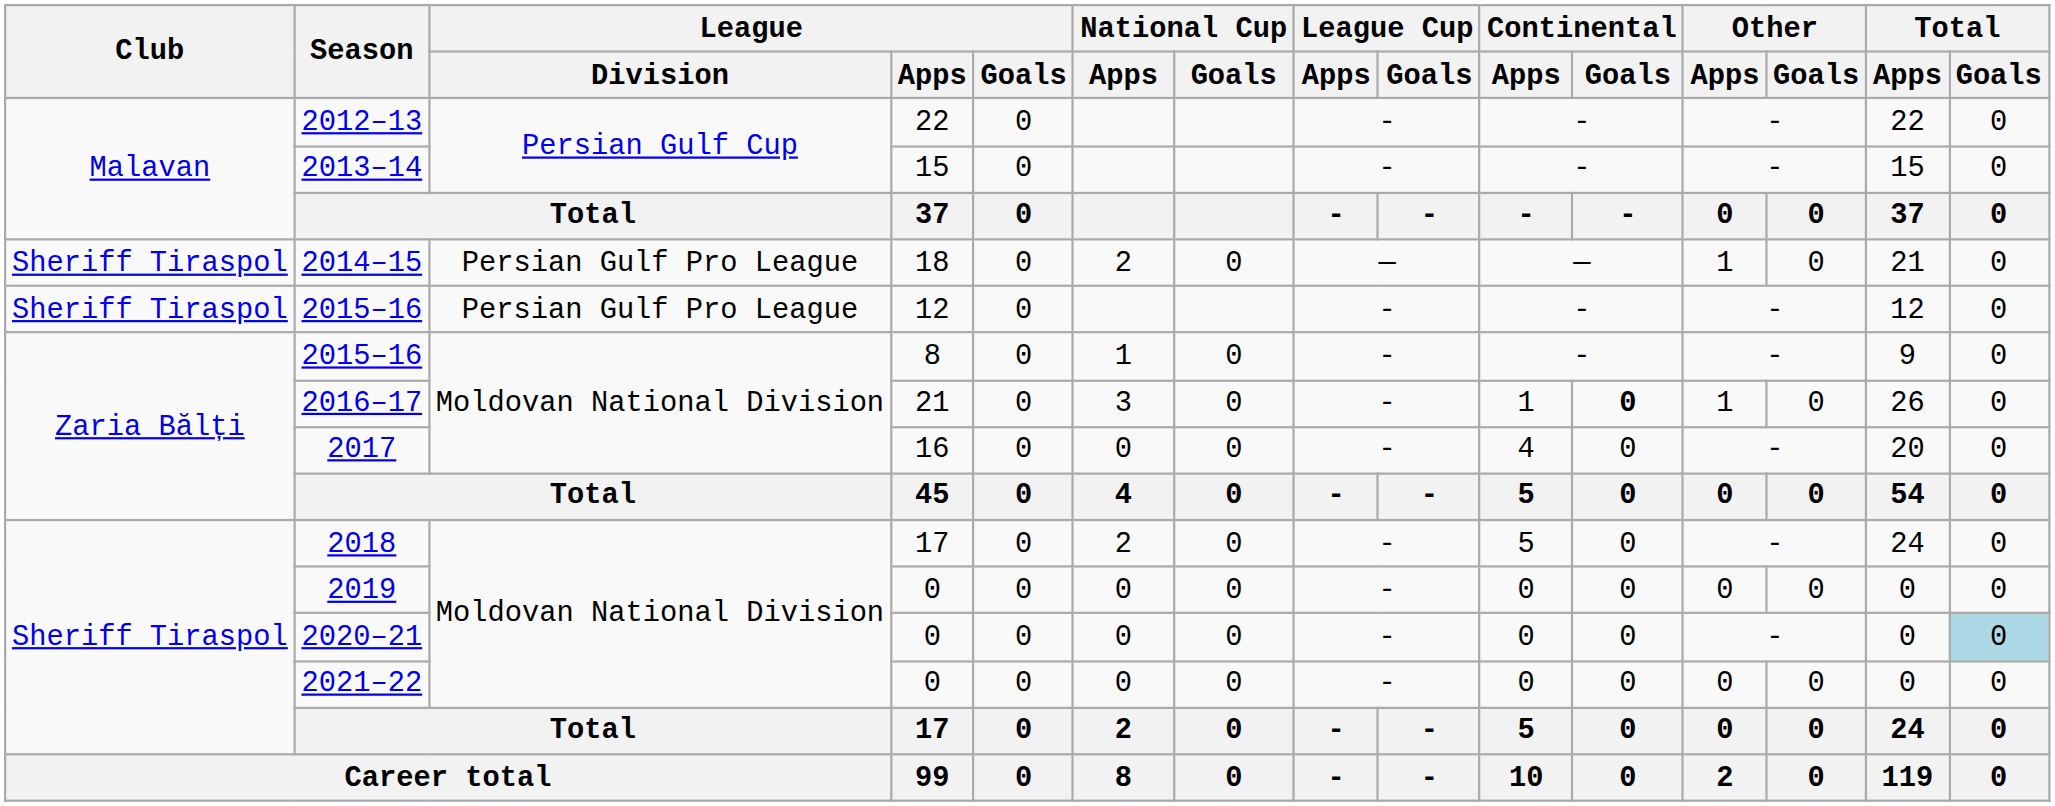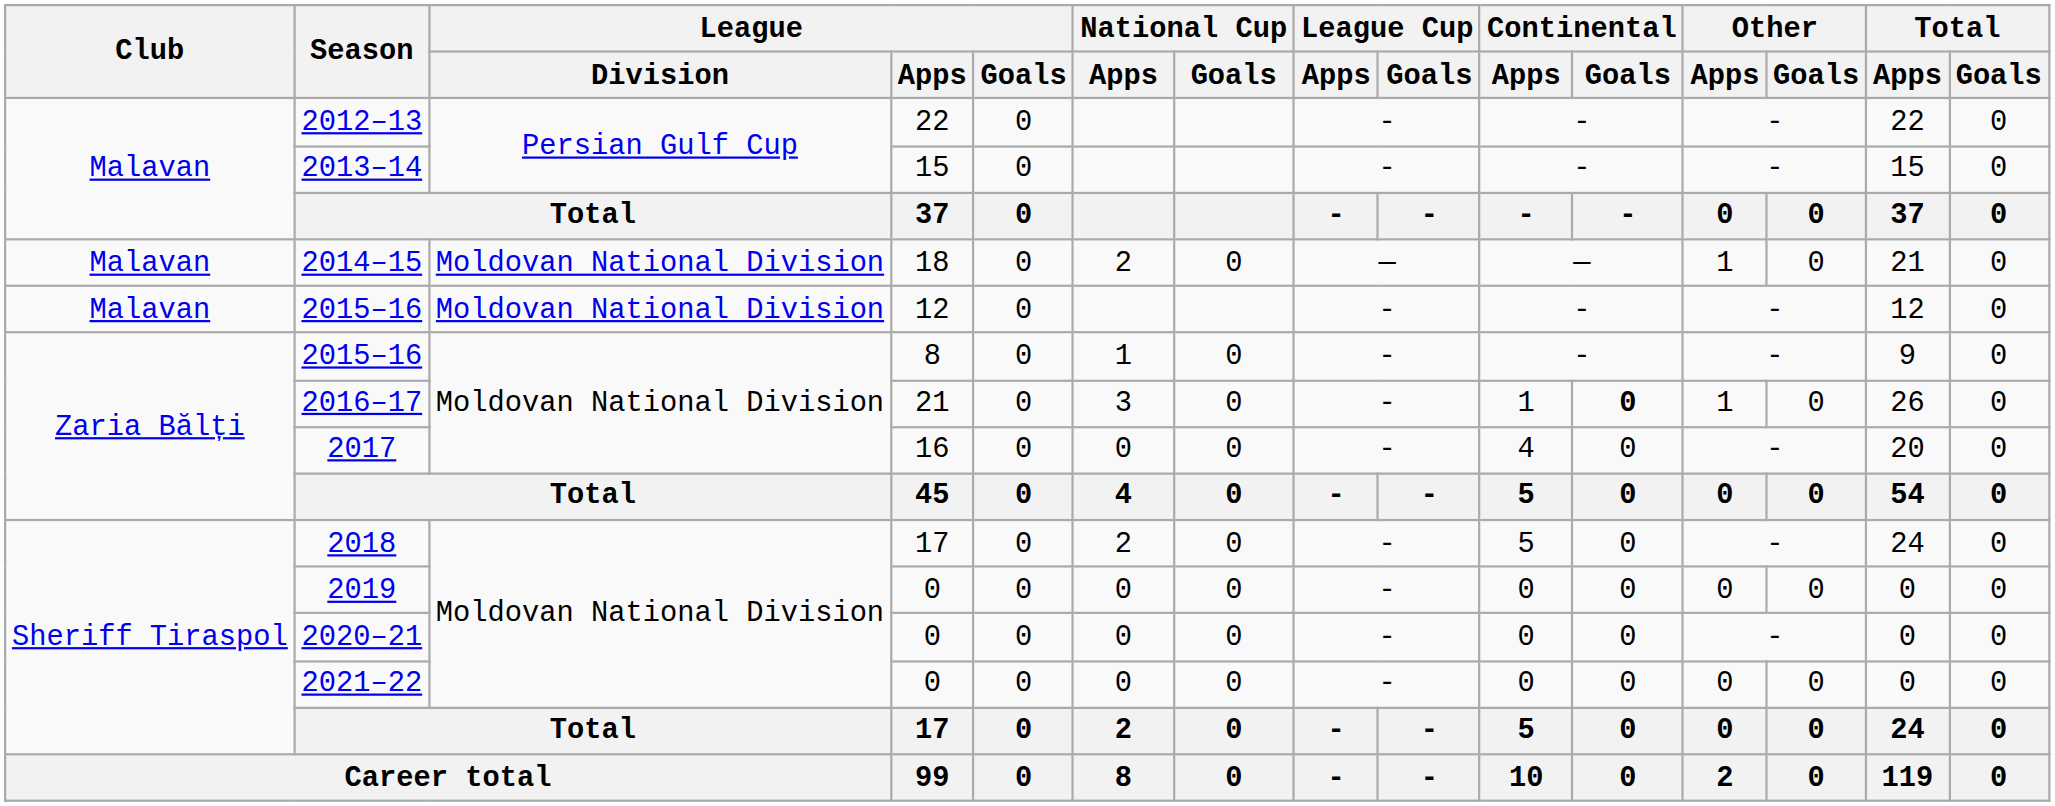(150, 263) Sheriff Tiraspol -> (150, 263) Malavan
(660, 263) Persian Gulf Pro League -> (660, 263) Moldovan National Division
(150, 309) Sheriff Tiraspol -> (150, 309) Malavan
(660, 309) Persian Gulf Pro League -> (660, 309) Moldovan National Division
(1999, 637) lightblue background -> (1999, 637) no background
